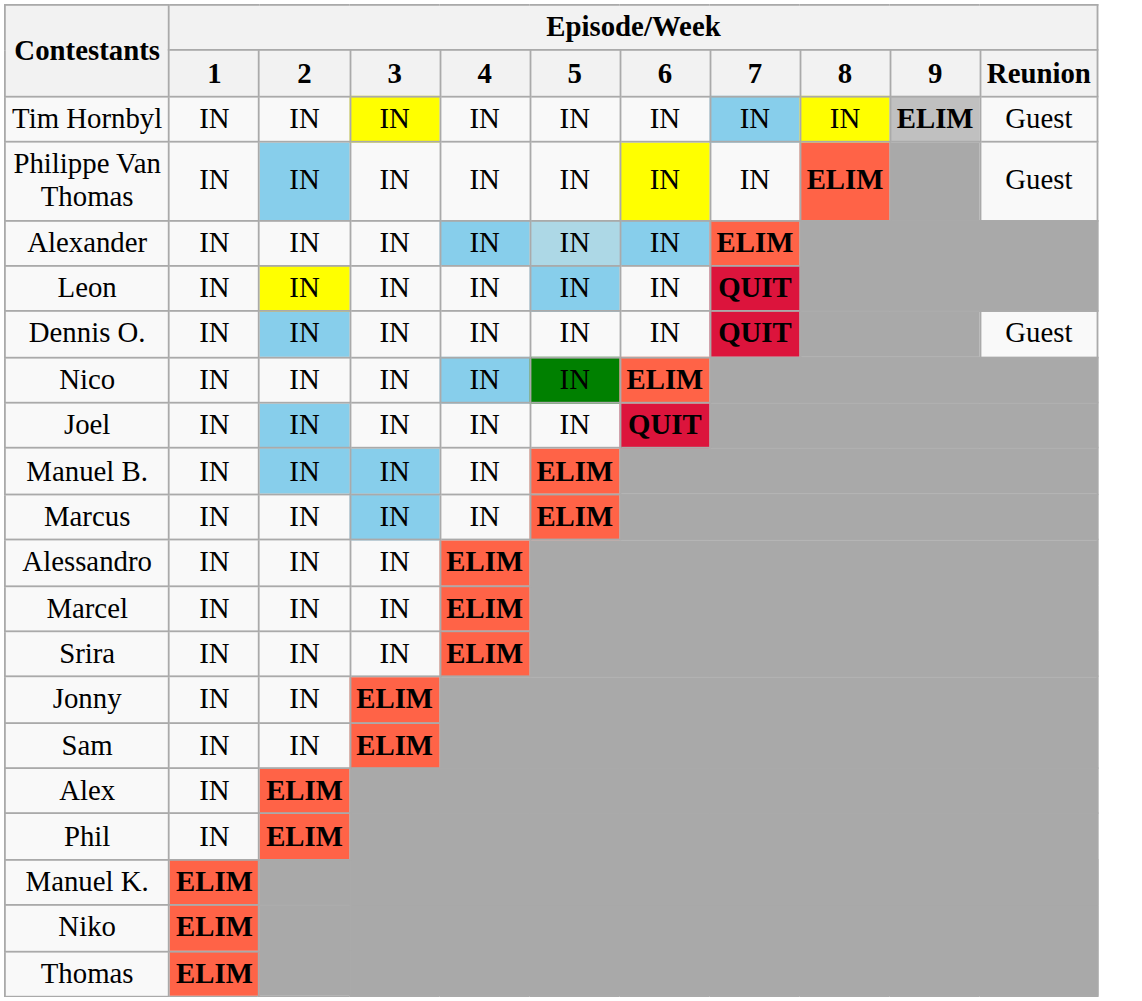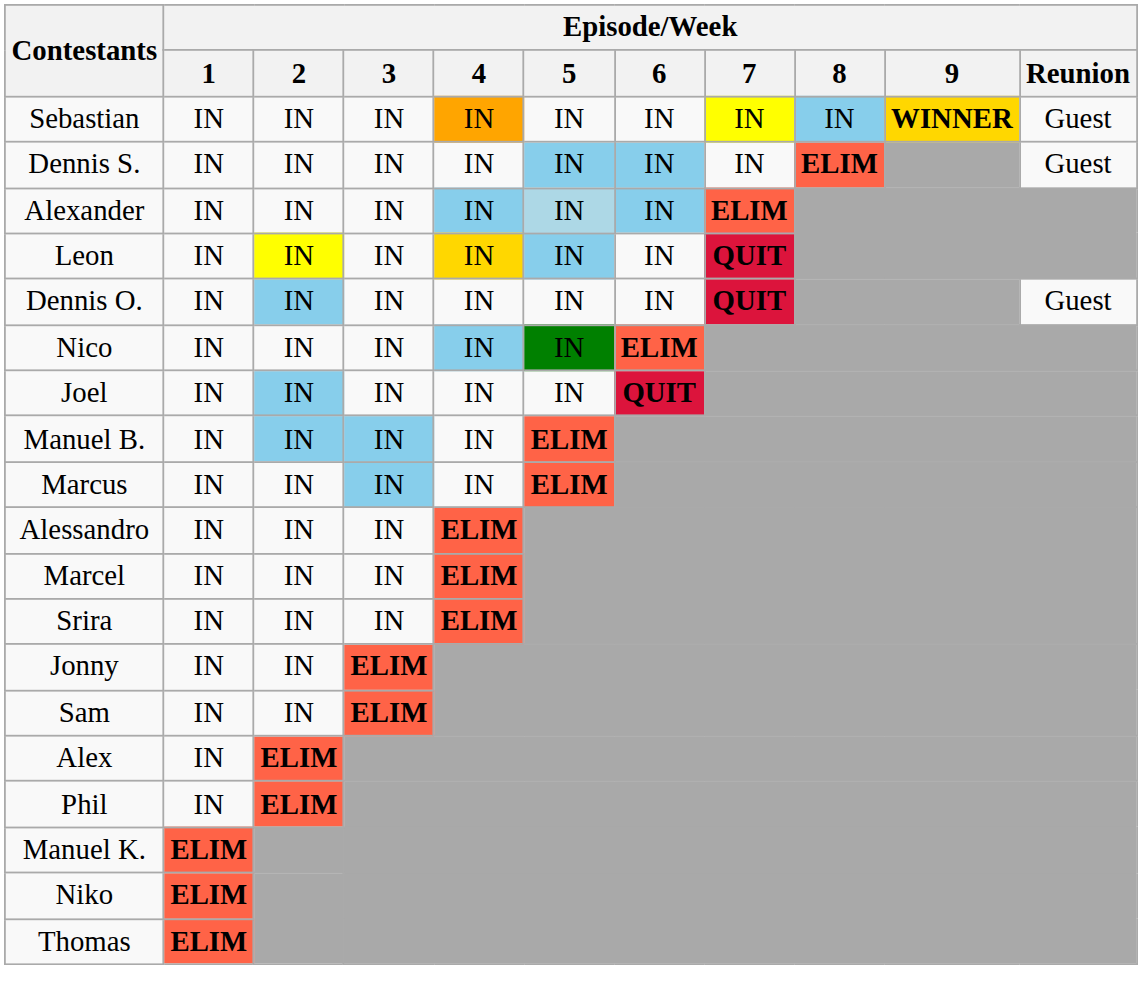+ row: (84, 118)
- row: (87, 118)
+ row: (84, 164)
- row: (87, 180)
(485, 288) no background -> (479, 255) gold background
